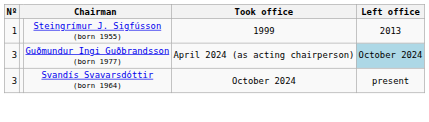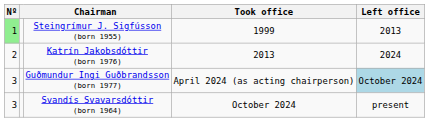(14, 31) no background -> (14, 31) lightgreen background
+ row: (97, 56)
